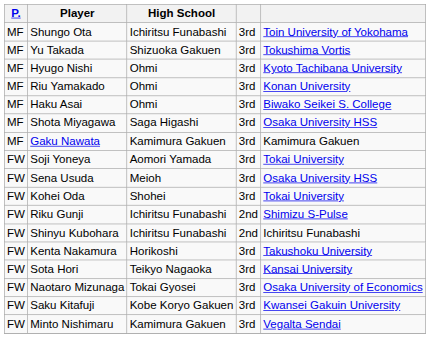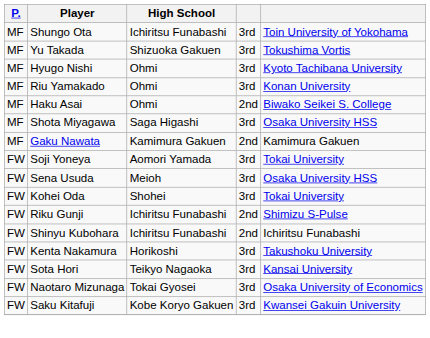(247, 104) 3rd -> (248, 104) 2nd
(247, 141) 3rd -> (248, 141) 2nd
- row: (72, 324)
